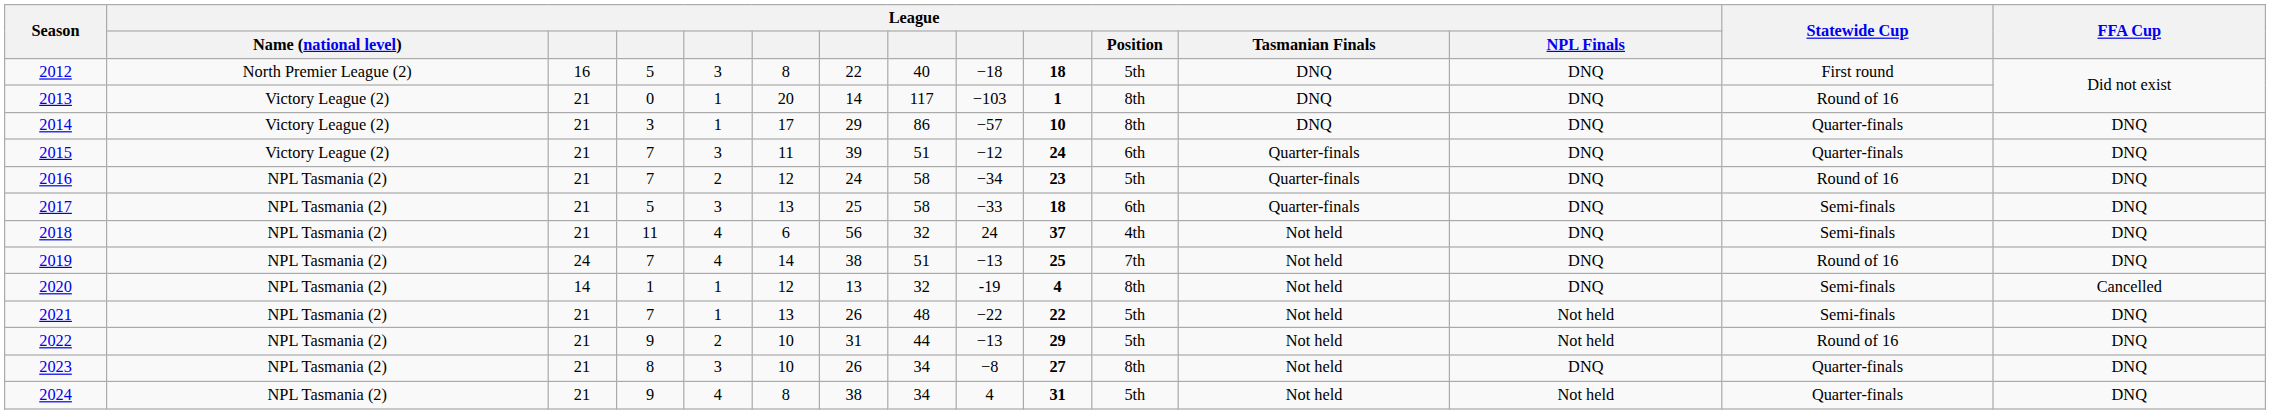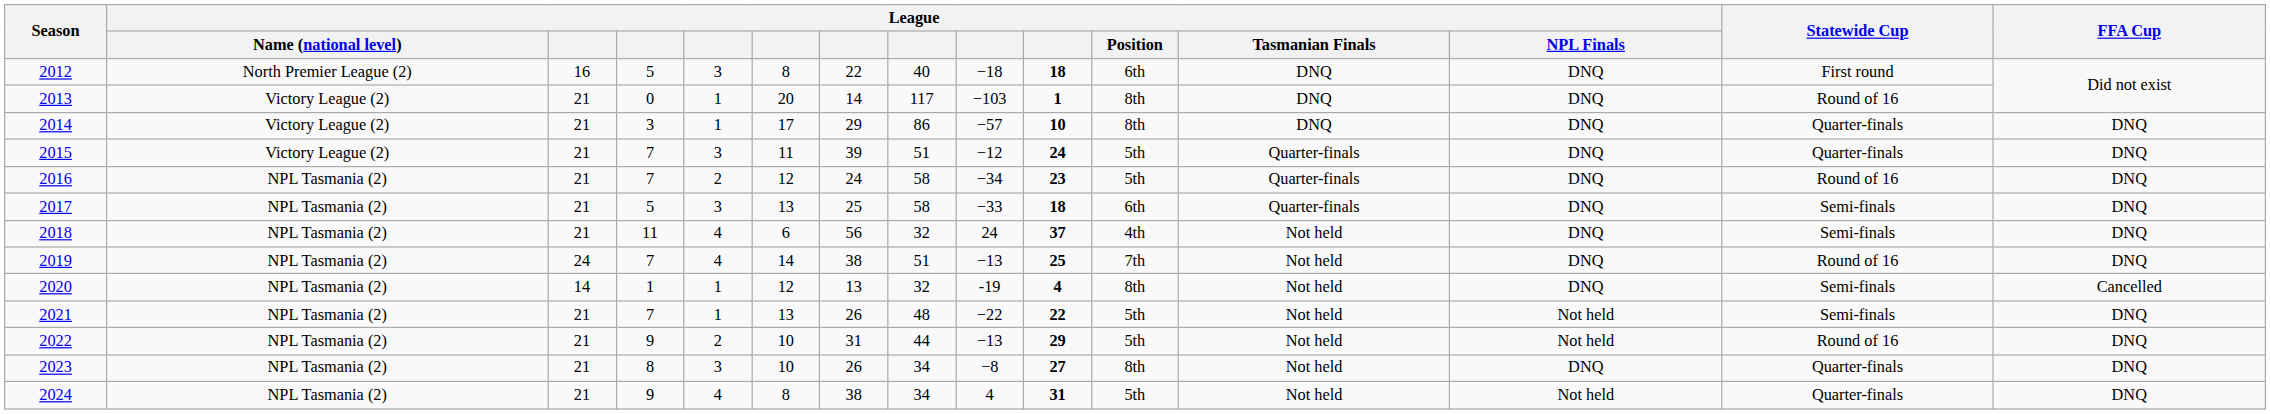(1135, 71) 5th -> (1135, 71) 6th
(1135, 152) 6th -> (1135, 152) 5th
